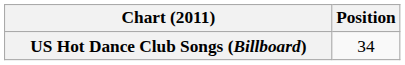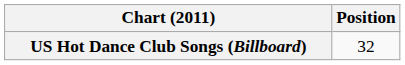(366, 45) 34 -> (366, 45) 32
